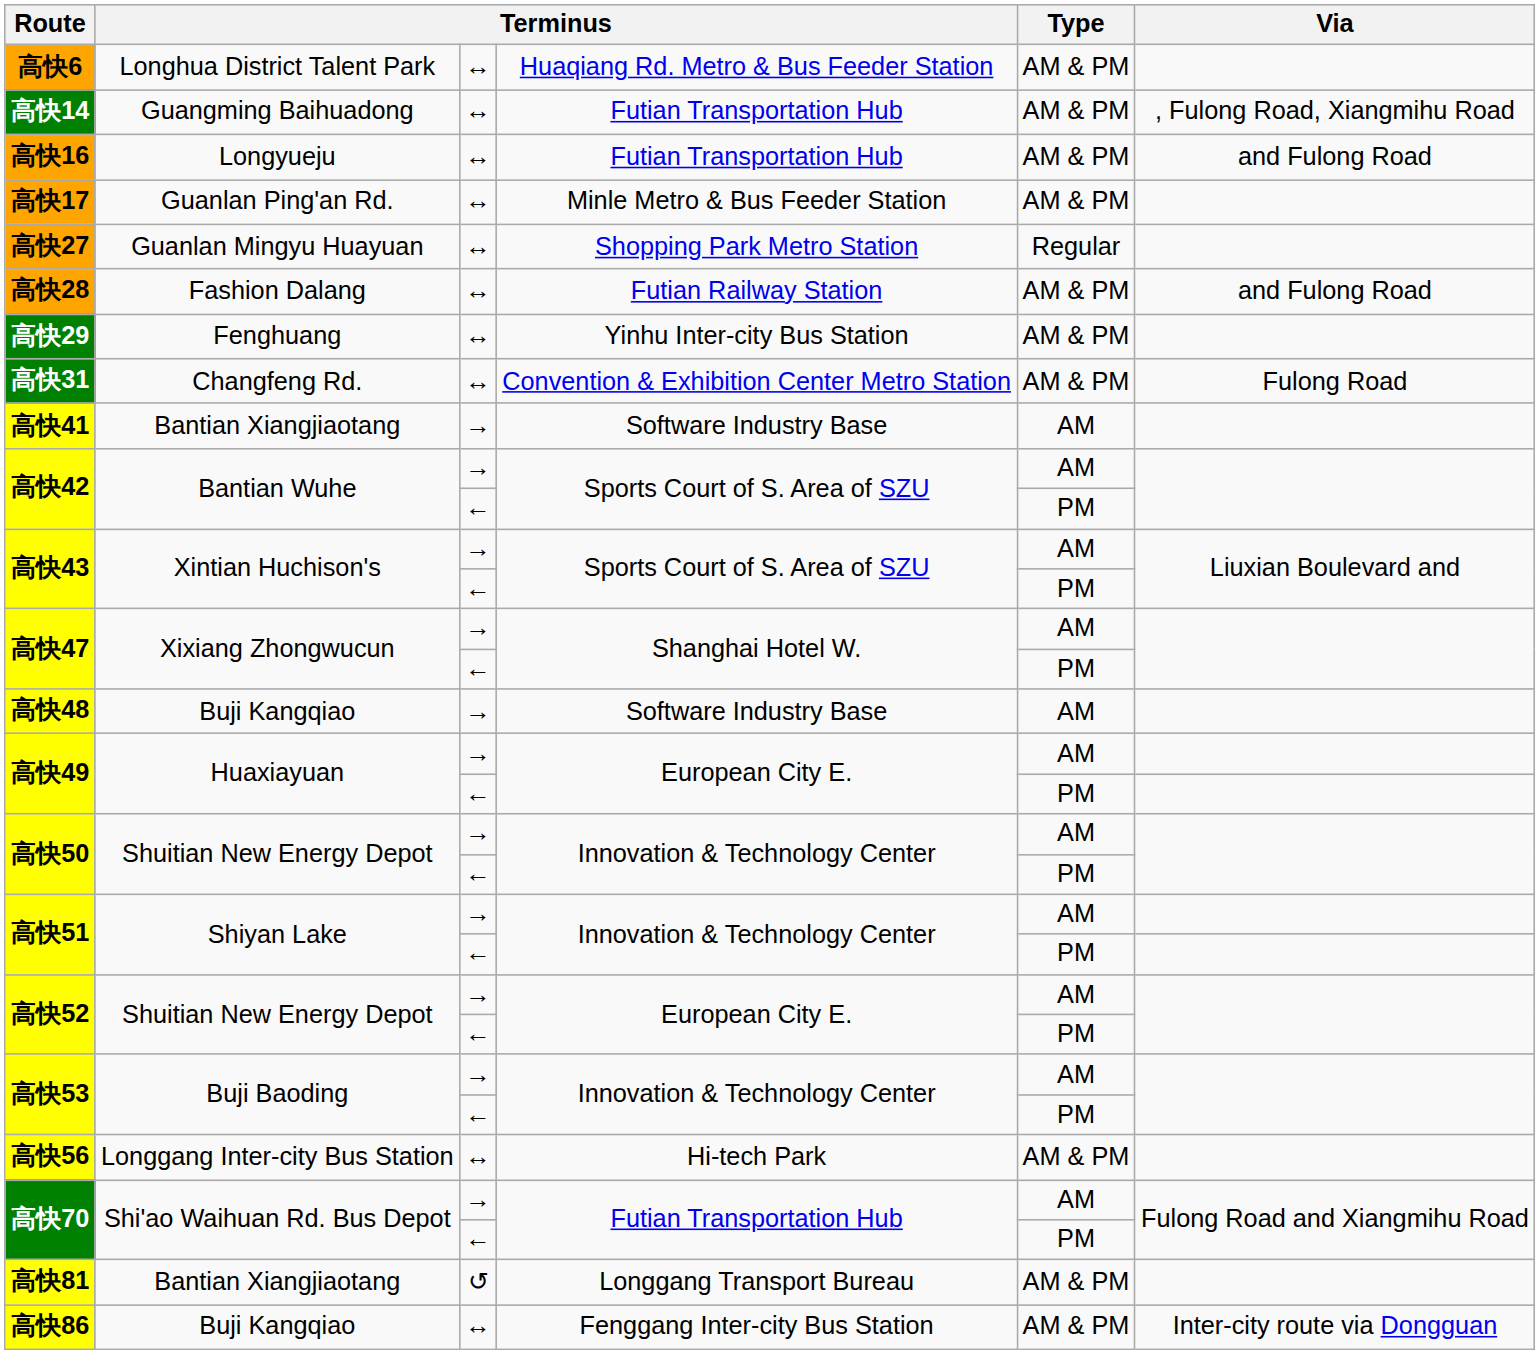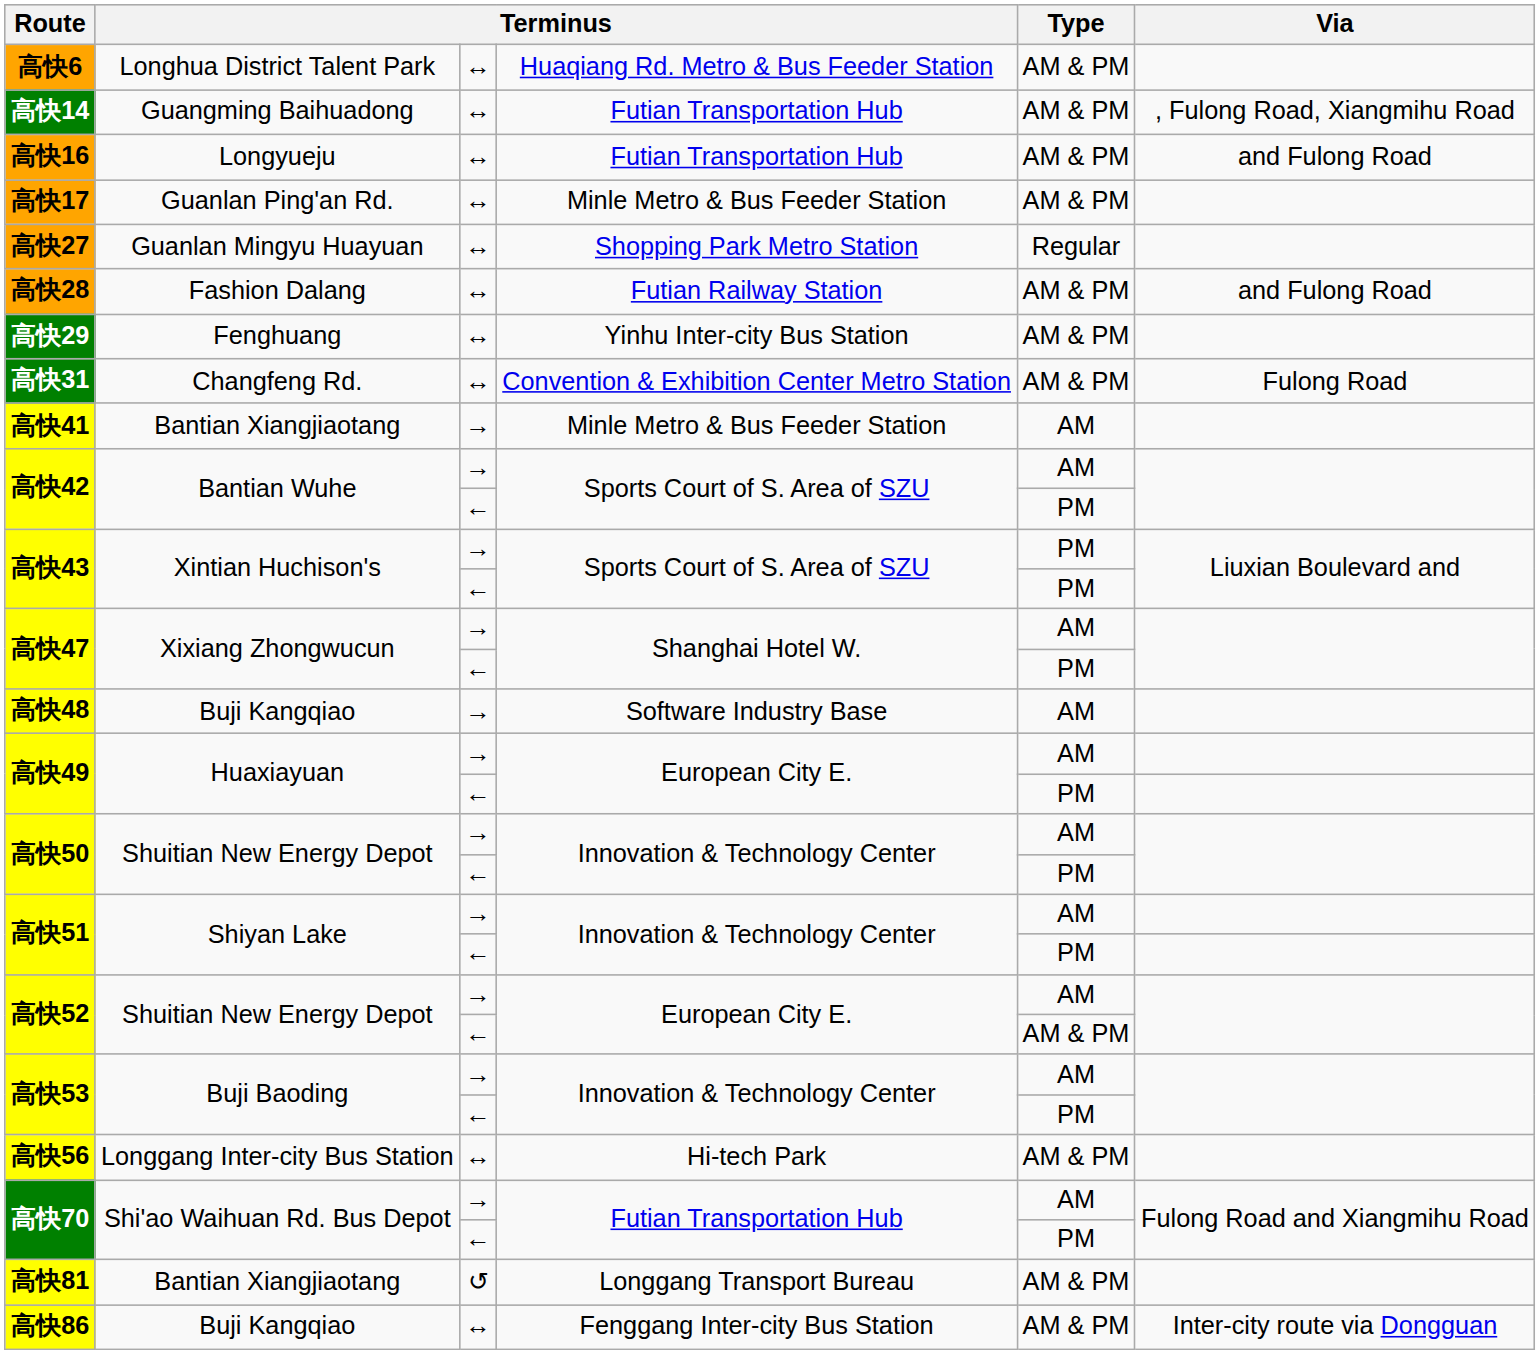(757, 425) Software Industry Base -> (757, 425) Minle Metro & Bus Feeder Station
(1076, 548) AM -> (1076, 548) PM
(1076, 1034) PM -> (1076, 1034) AM & PM
